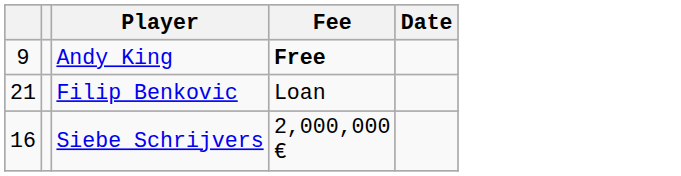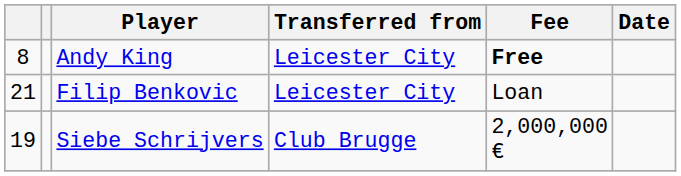+ column: (378, 22)
(23, 58) 9 -> (23, 58) 8
(23, 140) 16 -> (23, 140) 19
